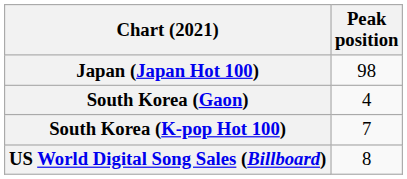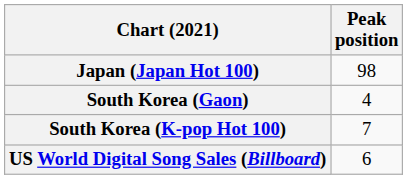(367, 159) 8 -> (367, 159) 6
